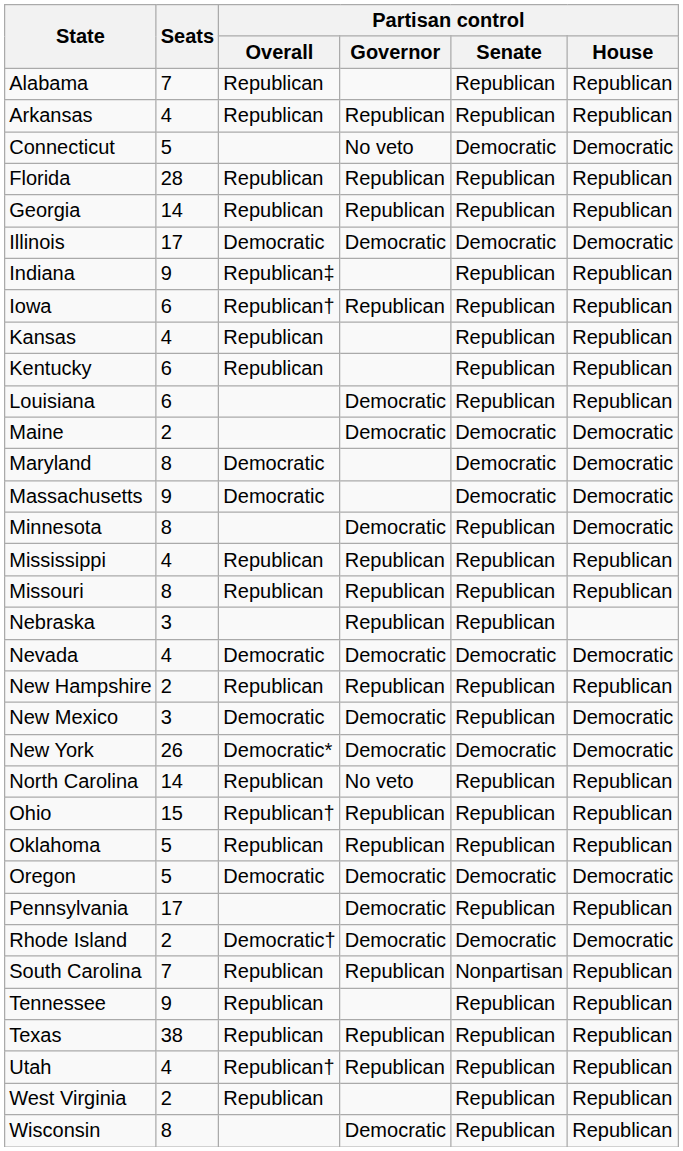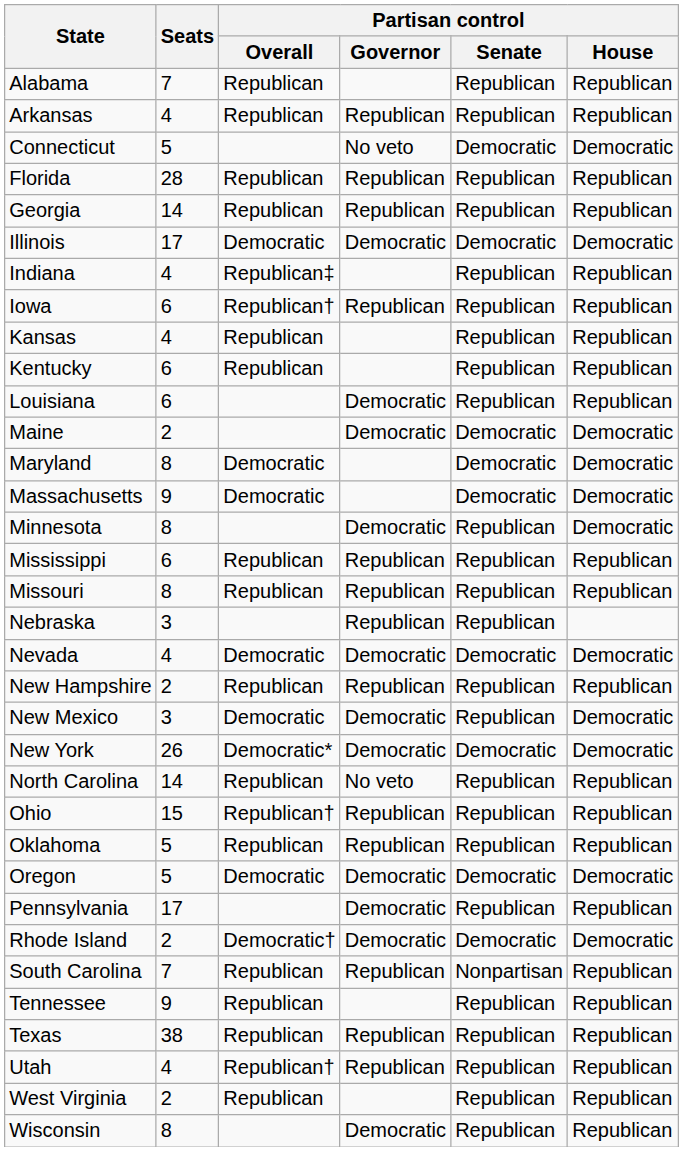(166, 274) 9 -> (166, 274) 4
(166, 559) 4 -> (166, 559) 6
